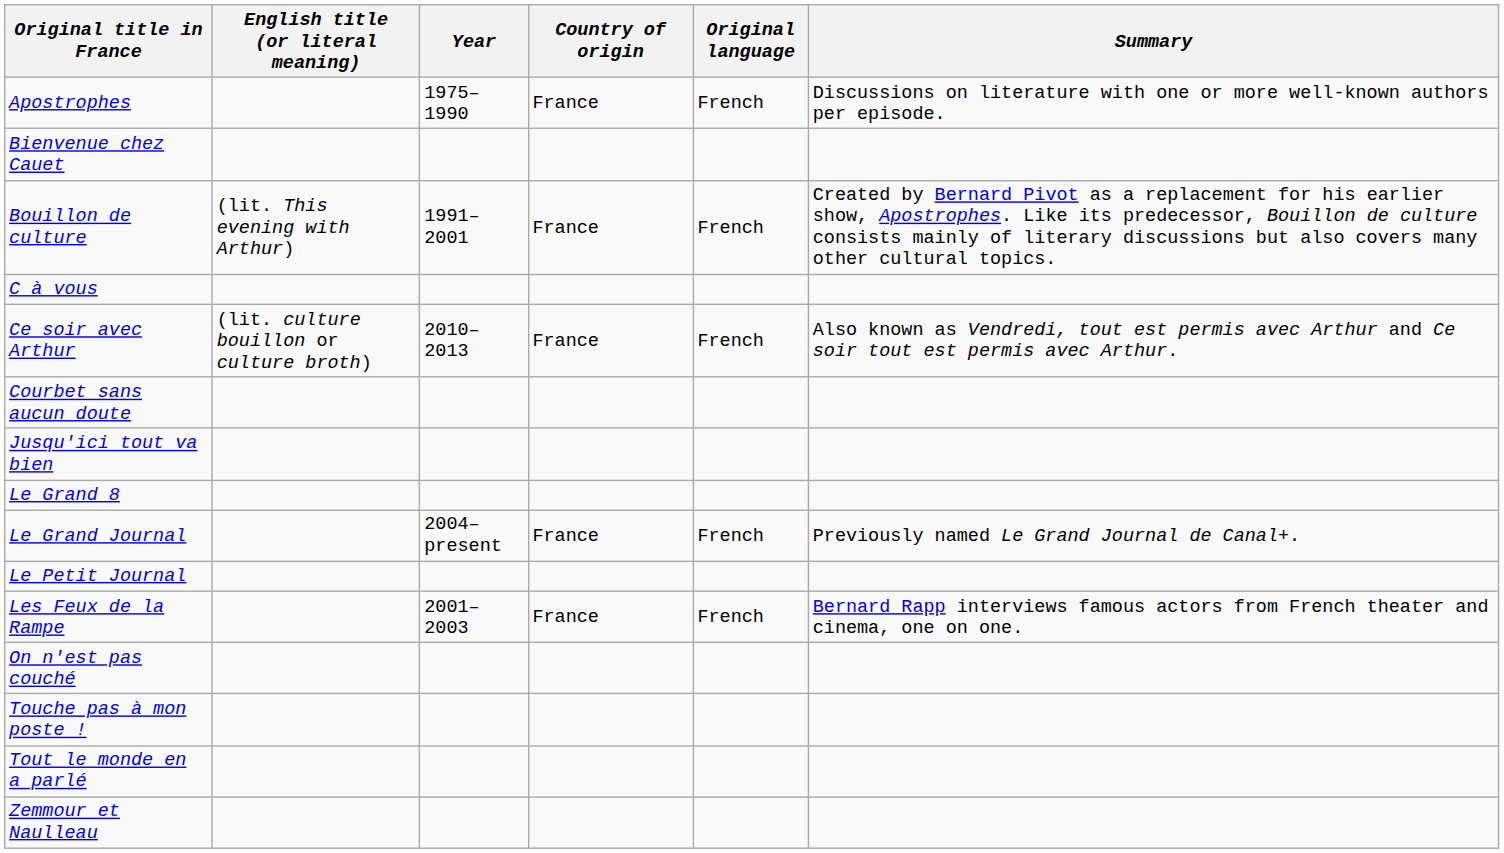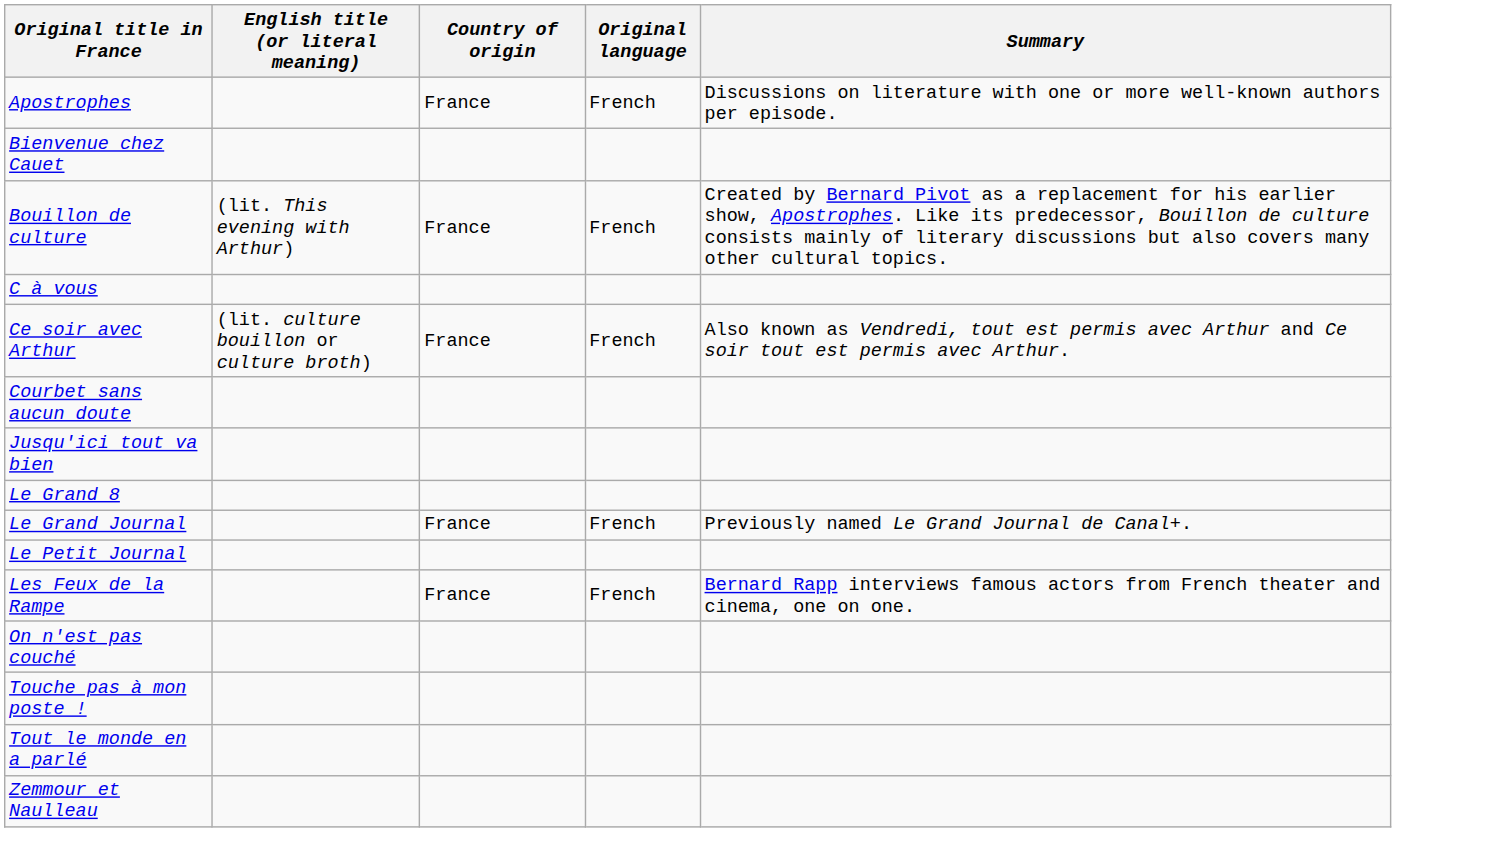- column: (474, 41)
